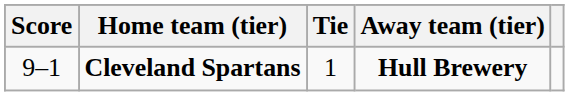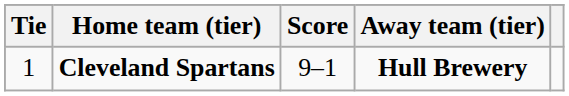columns swapped: (330, 25) <-> (42, 25)
